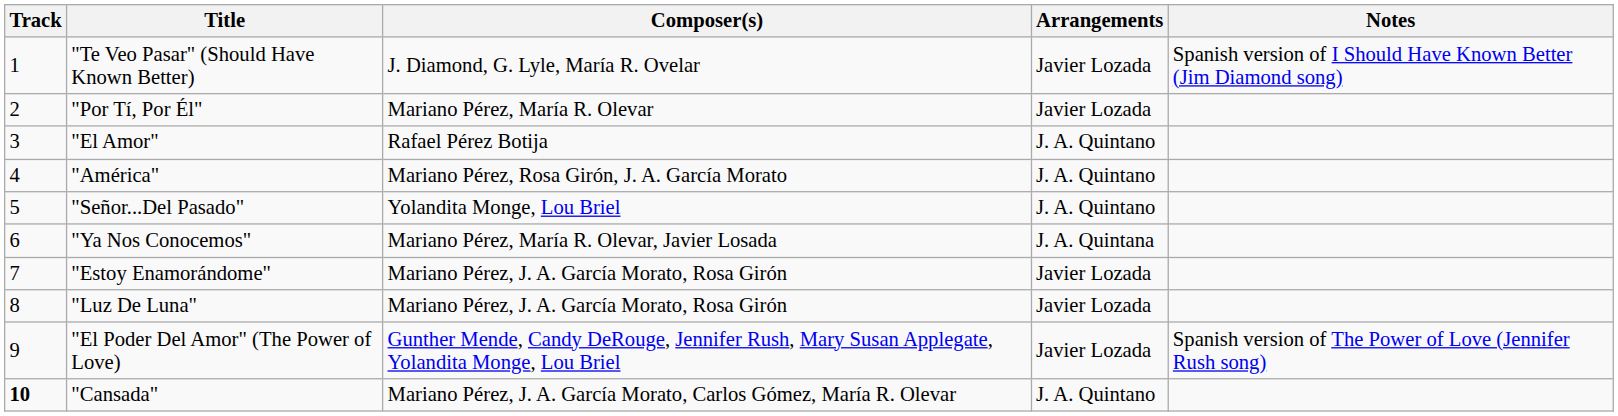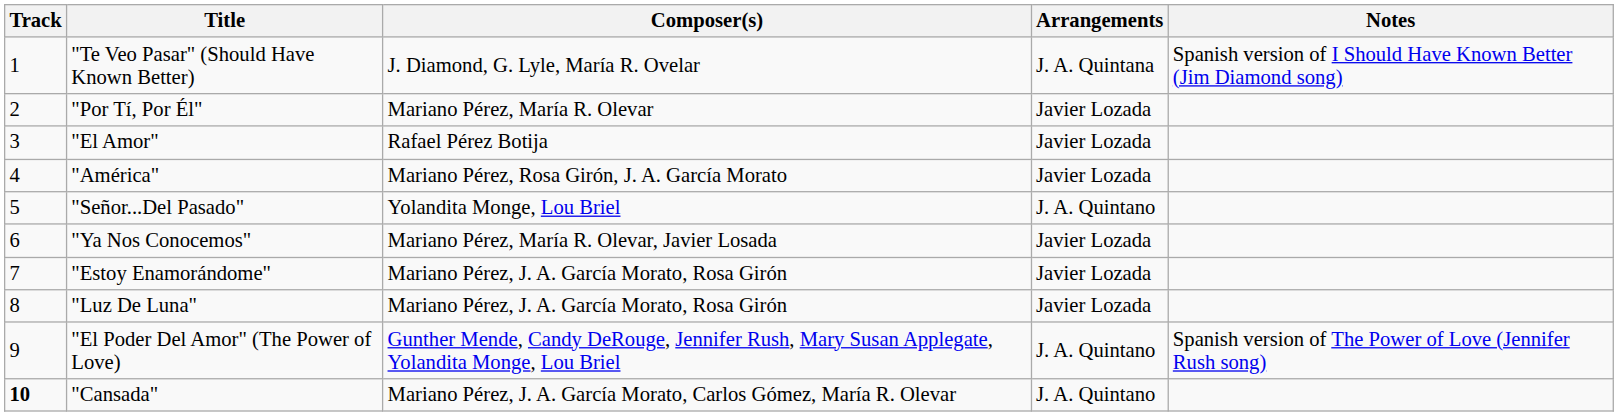(1094, 65) Javier Lozada -> (1095, 65) J. A. Quintana
(1096, 142) J. A. Quintano -> (1094, 142) Javier Lozada
(1096, 175) J. A. Quintano -> (1094, 175) Javier Lozada
(1095, 240) J. A. Quintana -> (1094, 240) Javier Lozada
(1094, 350) Javier Lozada -> (1096, 350) J. A. Quintano
